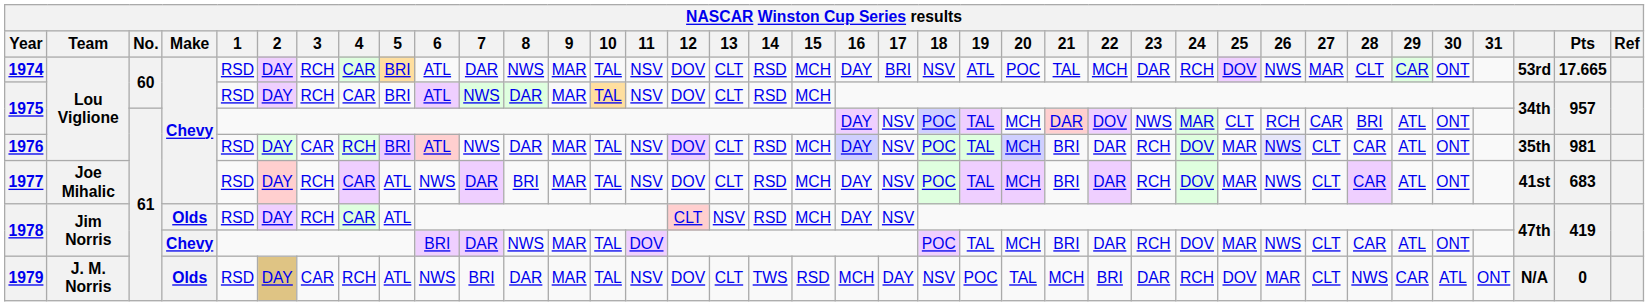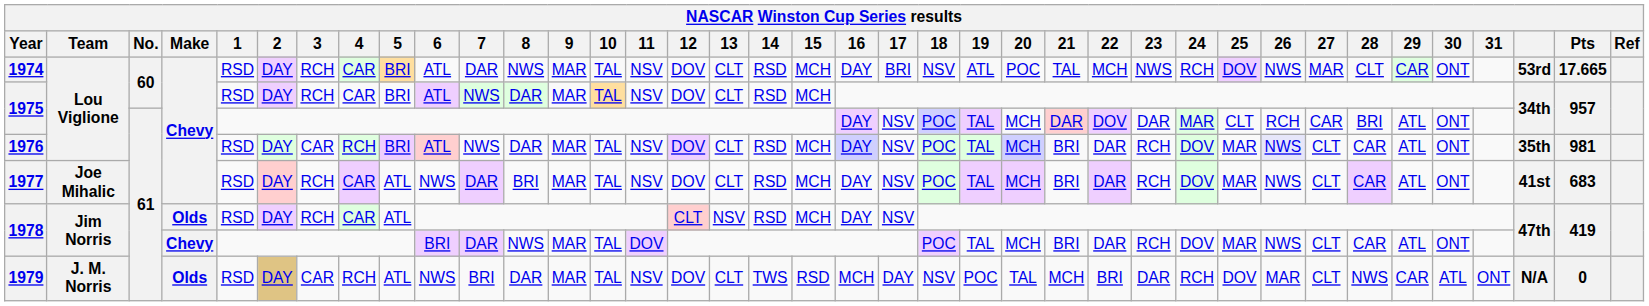(1154, 69) DAR -> (1154, 69) NWS
(1154, 121) NWS -> (1154, 121) DAR
